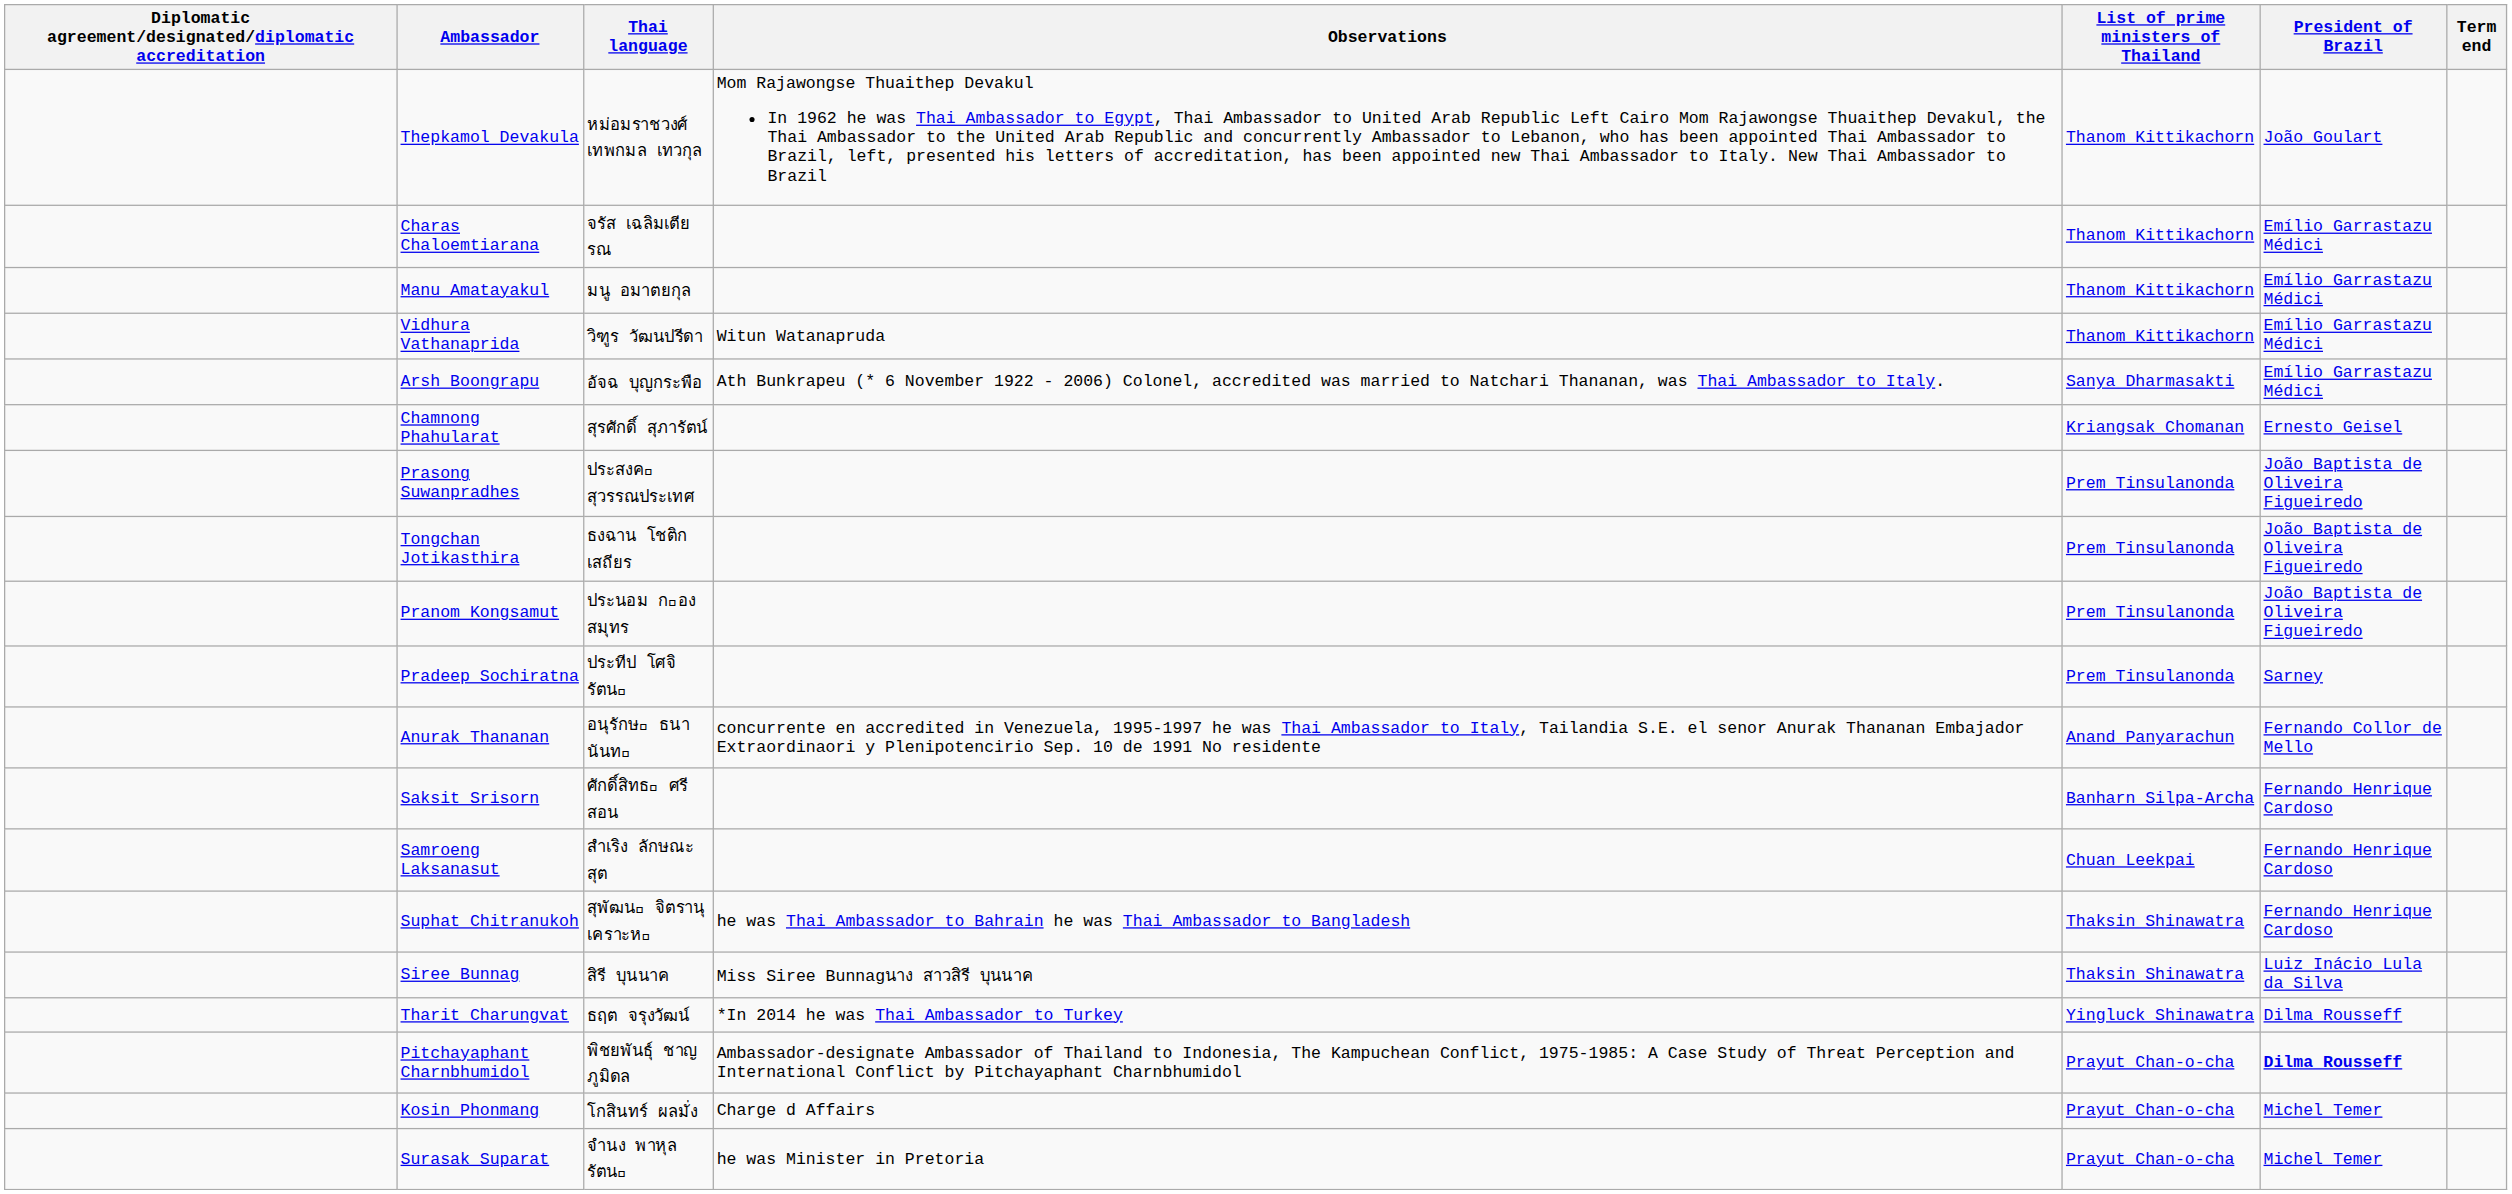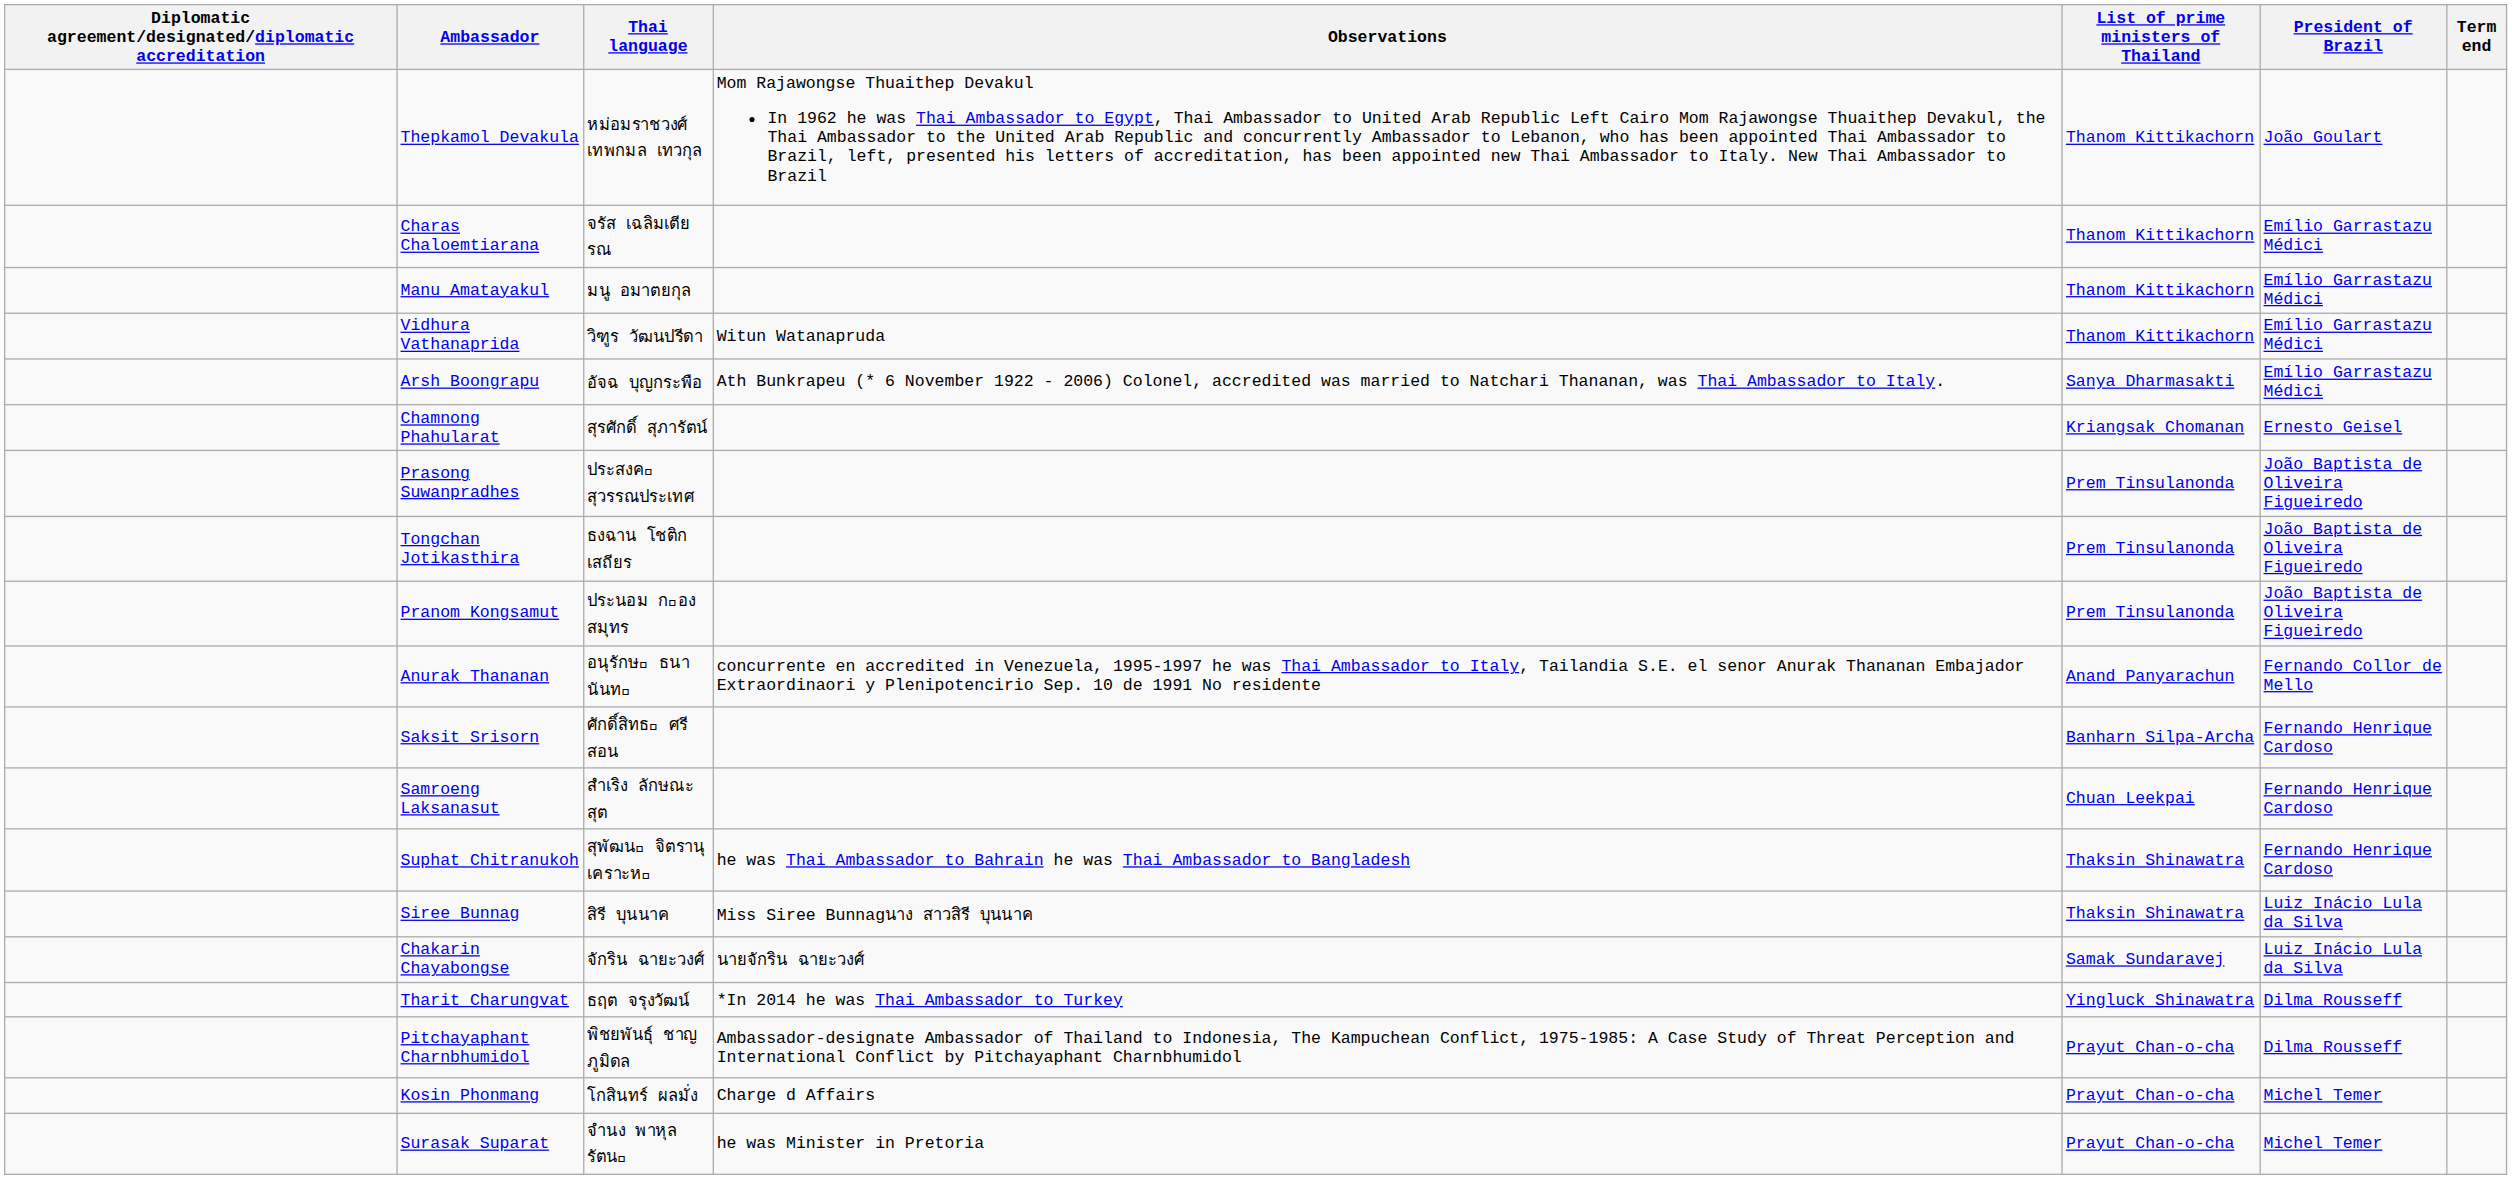- row: (490, 676)
+ row: (455, 960)
(2333, 1063) bold -> (2333, 1048) normal
